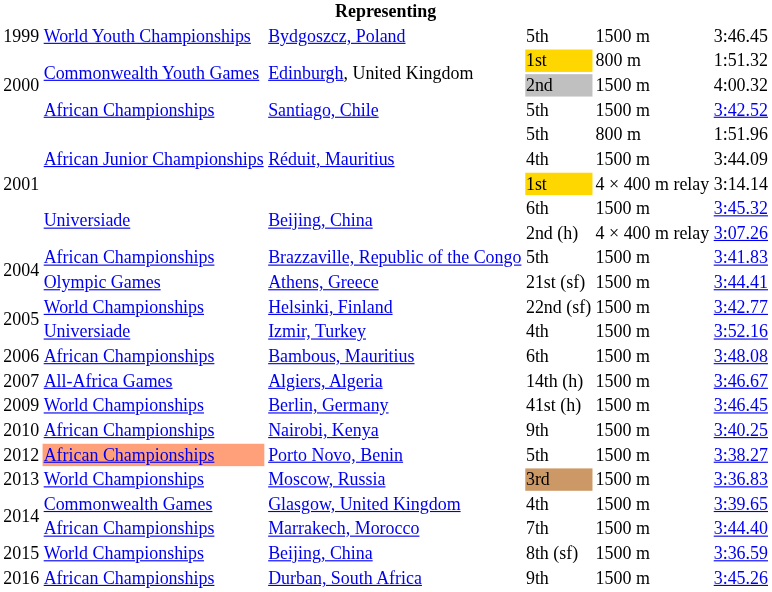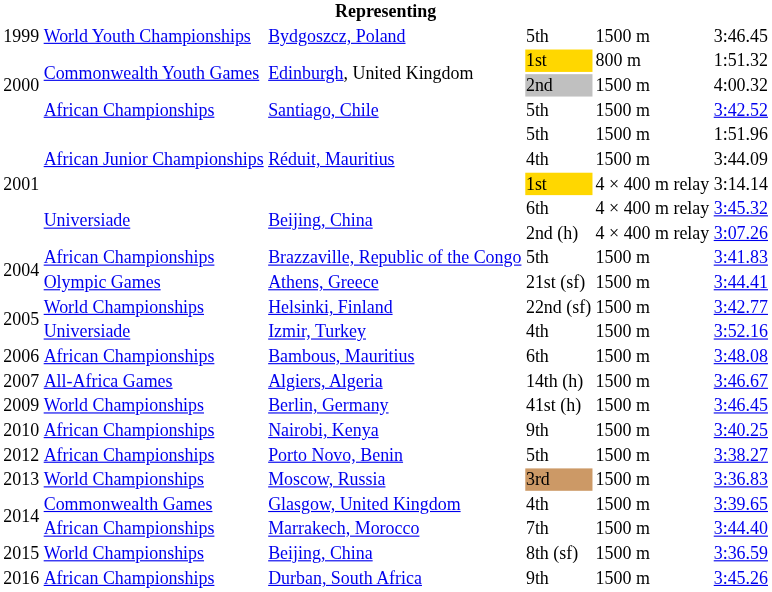(618, 134) 800 m -> (623, 134) 1500 m
(623, 208) 1500 m -> (652, 208) 4 × 400 m relay
(129, 454) lightsalmon background -> (129, 454) no background
